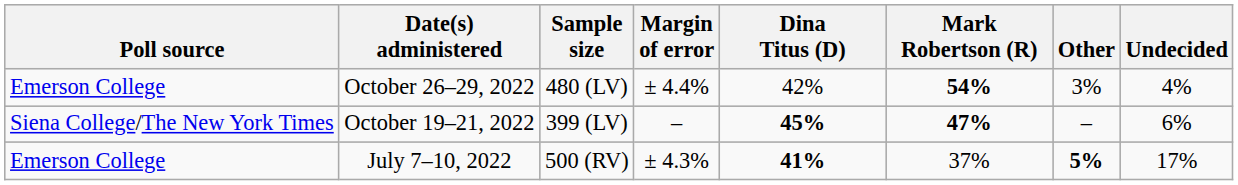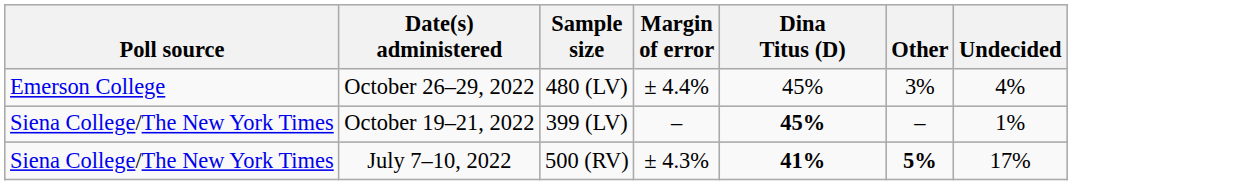- column: (969, 36)
(803, 86) 42% -> (803, 86) 45%
(1177, 124) 6% -> (1010, 124) 1%
(88, 161) Emerson College -> (172, 161) Siena College/The New York Times
